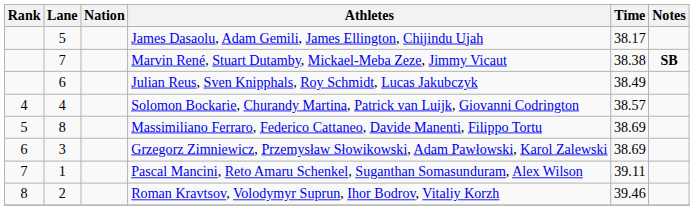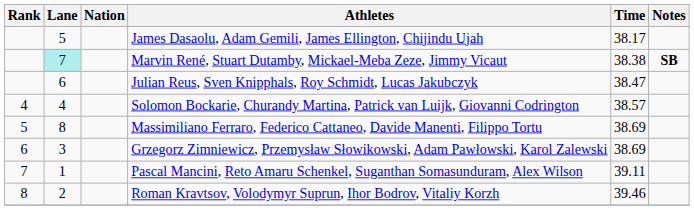(62, 60) no background -> (62, 60) paleturquoise background
(630, 82) 38.49 -> (630, 82) 38.47
